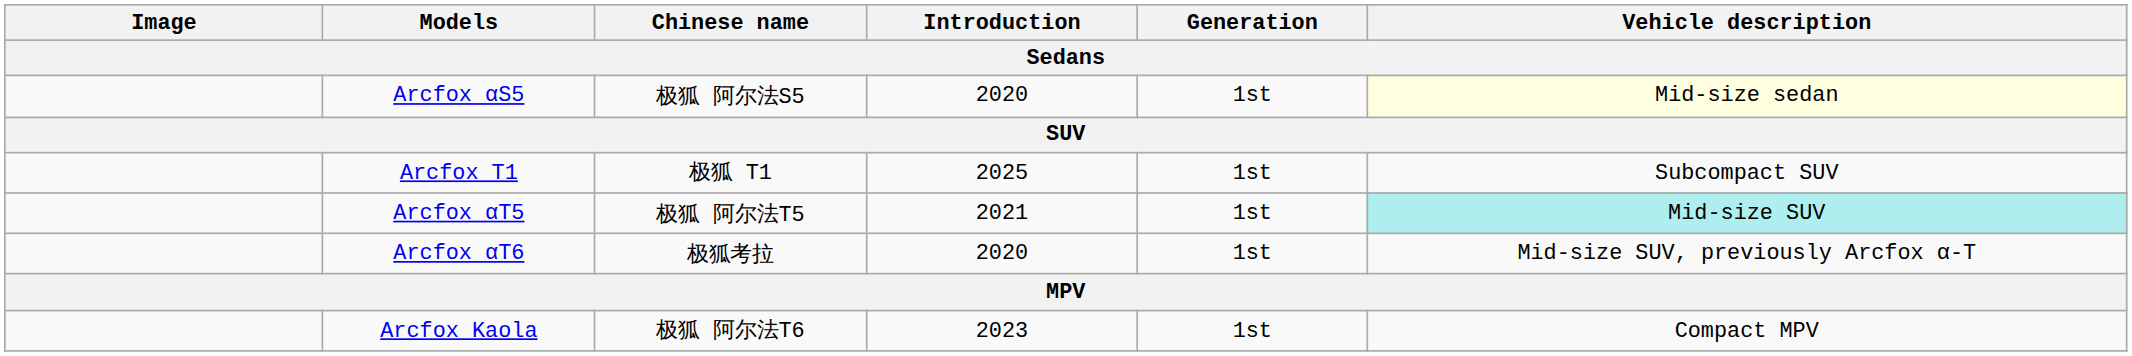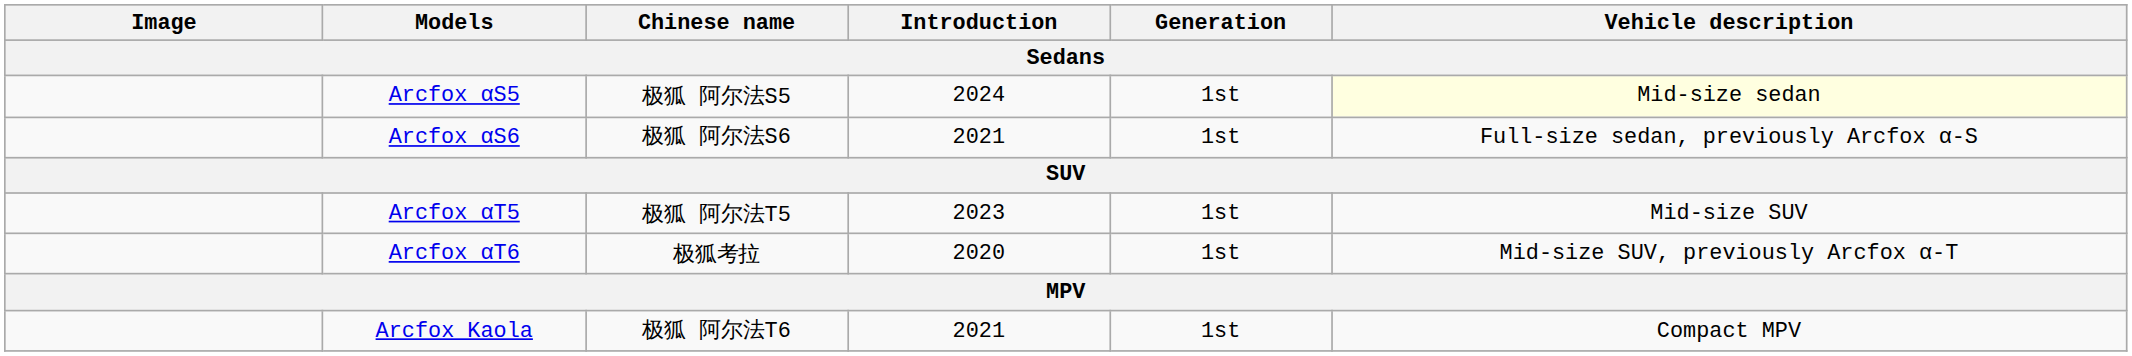(1002, 96) 2020 -> (979, 96) 2024
+ row: (454, 137)
- row: (459, 173)
(1002, 213) 2021 -> (979, 213) 2023
(1747, 213) paleturquoise background -> (1729, 213) no background
(1002, 330) 2023 -> (979, 330) 2021
